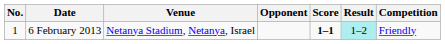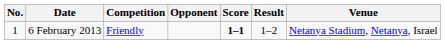columns swapped: (181, 13) <-> (408, 13)
(359, 30) paleturquoise background -> (269, 30) no background
